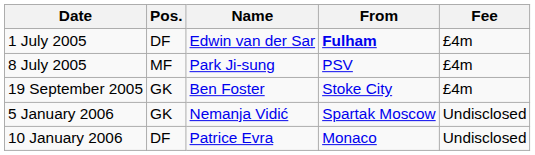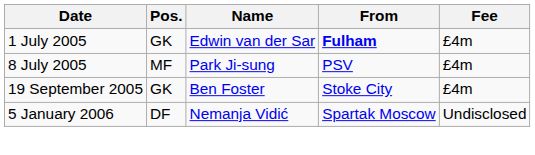(160, 41) DF -> (161, 41) GK
(161, 114) GK -> (160, 114) DF
- row: (65, 138)
